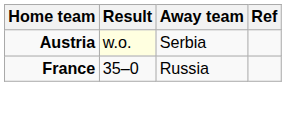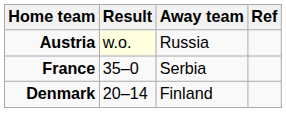(183, 42) Serbia -> (184, 42) Russia
(184, 68) Russia -> (183, 68) Serbia
+ row: (61, 94)
